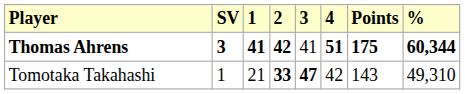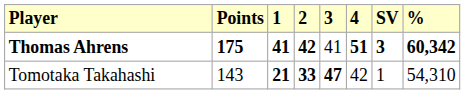columns swapped: (228, 18) <-> (375, 18)
(431, 46) 60,344 -> (431, 46) 60,342
(256, 74) normal -> (281, 74) bold
(431, 74) 49,310 -> (431, 74) 54,310
